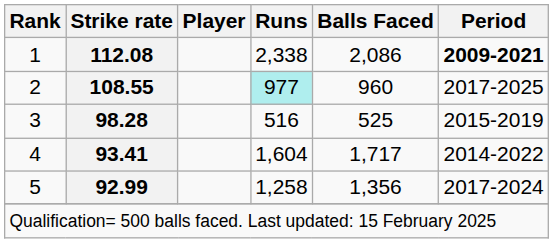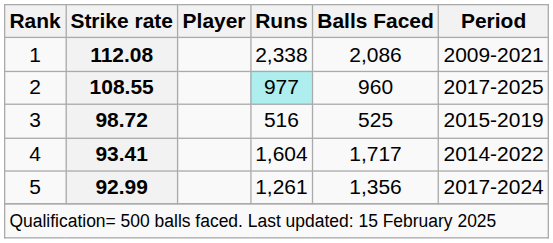(494, 54) bold -> (494, 54) normal
(122, 120) 98.28 -> (122, 120) 98.72
(281, 187) 1,258 -> (281, 187) 1,261
